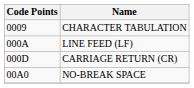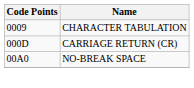- row: (97, 43)
